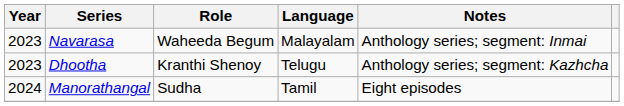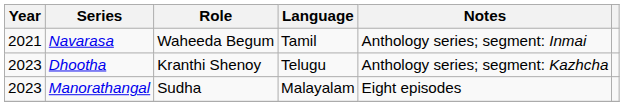(25, 40) 2023 -> (25, 40) 2021
(318, 40) Malayalam -> (299, 40) Tamil
(25, 88) 2024 -> (25, 88) 2023
(299, 88) Tamil -> (318, 88) Malayalam
